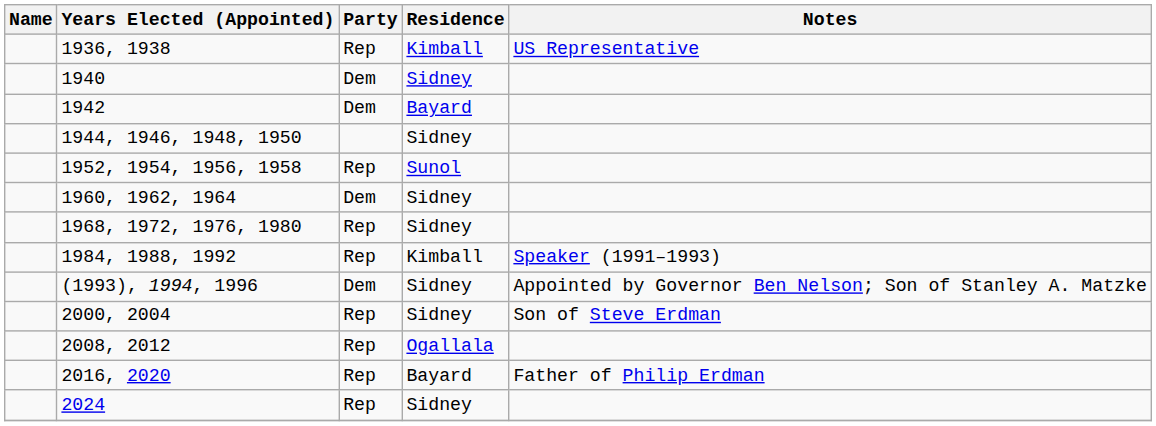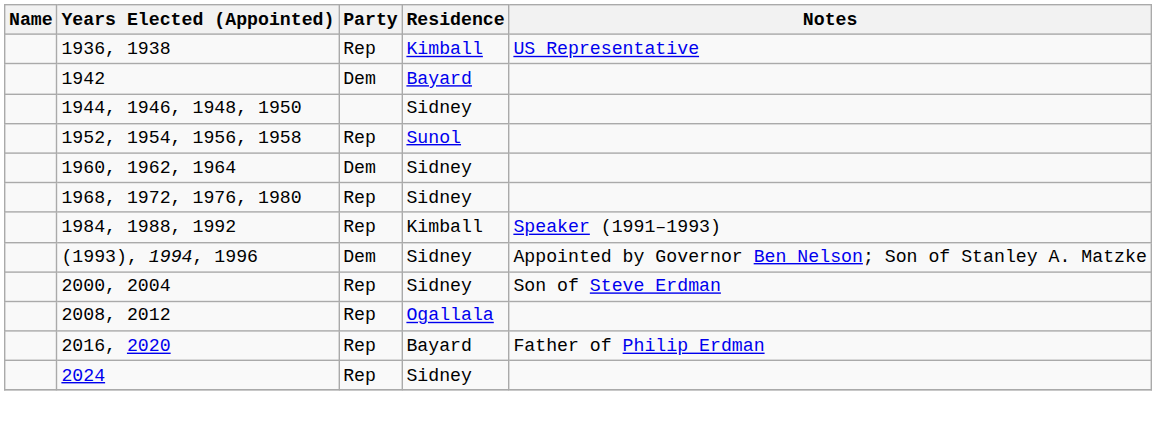- row: (83, 79)
